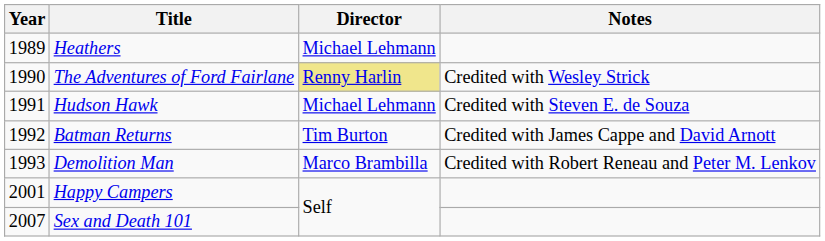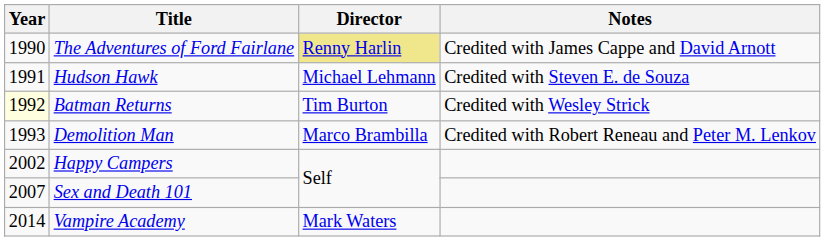- row: (87, 47)
(547, 76) Credited with Wesley Strick -> (610, 47) Credited with James Cappe and David Arnott
(27, 134) no background -> (27, 105) lightyellow background
(610, 134) Credited with James Cappe and David Arnott -> (547, 105) Credited with Wesley Strick
(27, 192) 2001 -> (27, 163) 2002
+ row: (119, 221)
